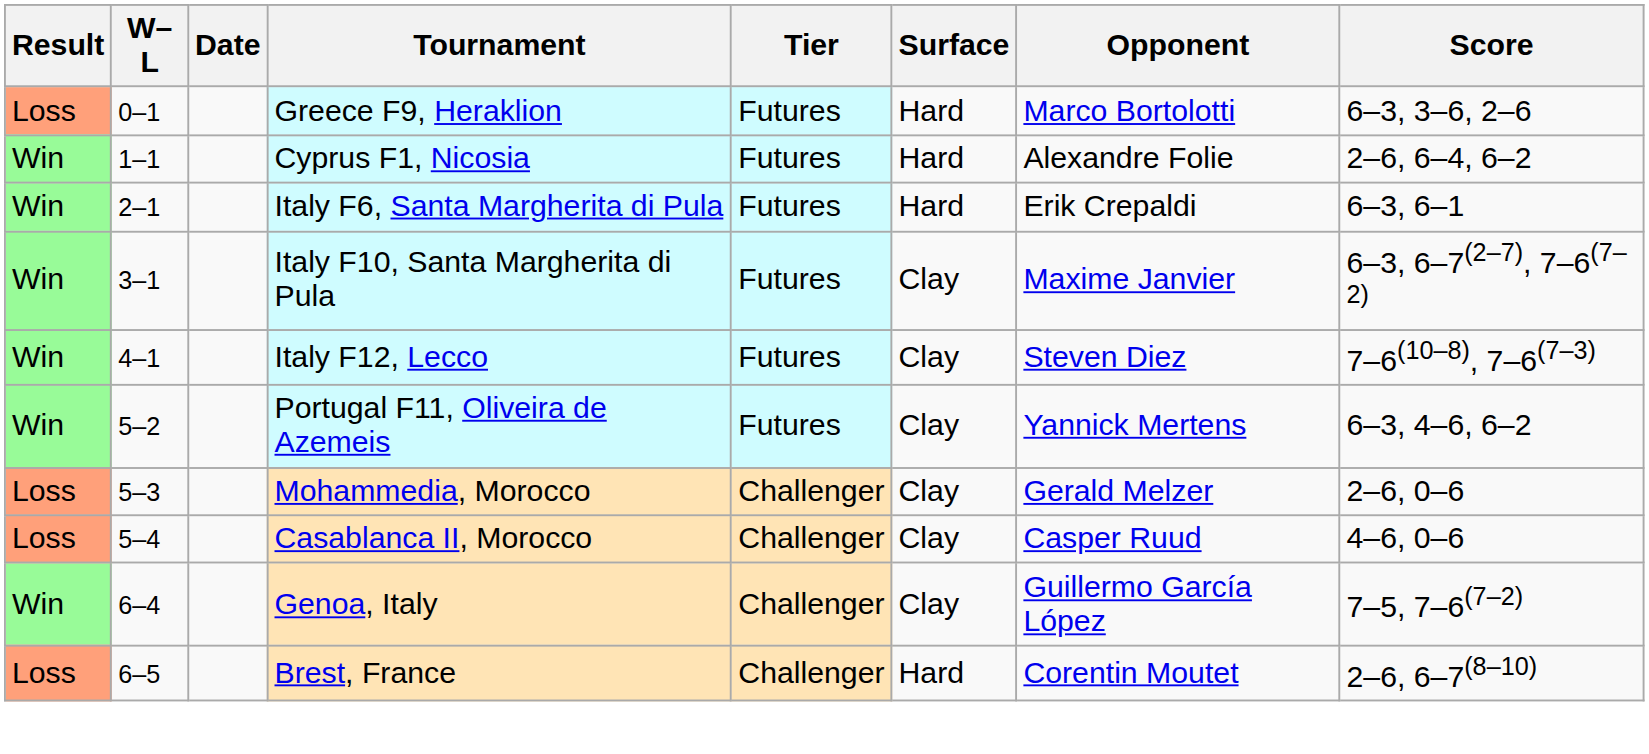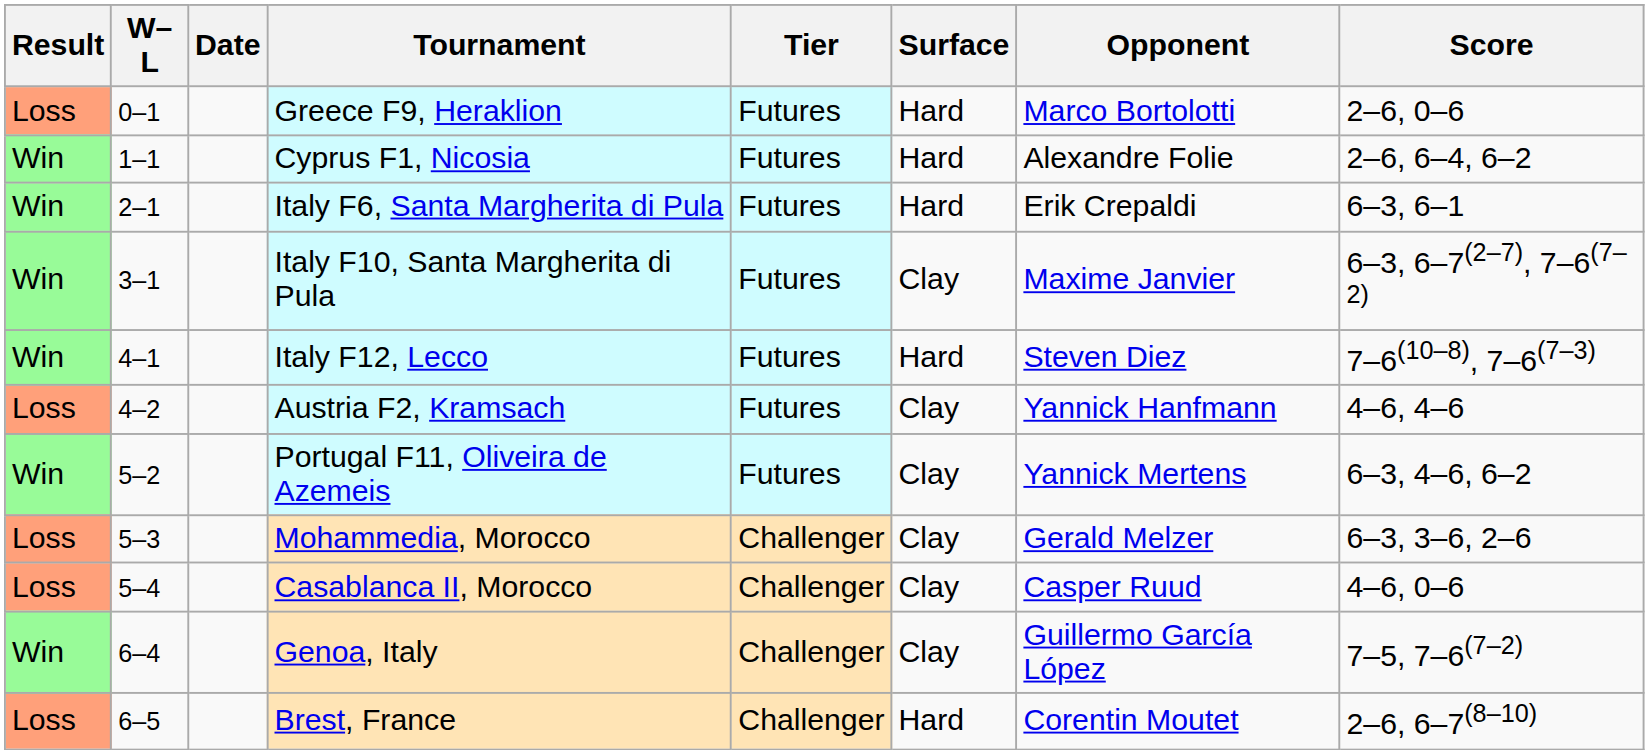(1439, 110) 6–3, 3–6, 2–6 -> (1405, 110) 2–6, 0–6
(929, 356) Clay -> (931, 356) Hard
+ row: (420, 408)
(1405, 490) 2–6, 0–6 -> (1439, 538) 6–3, 3–6, 2–6
